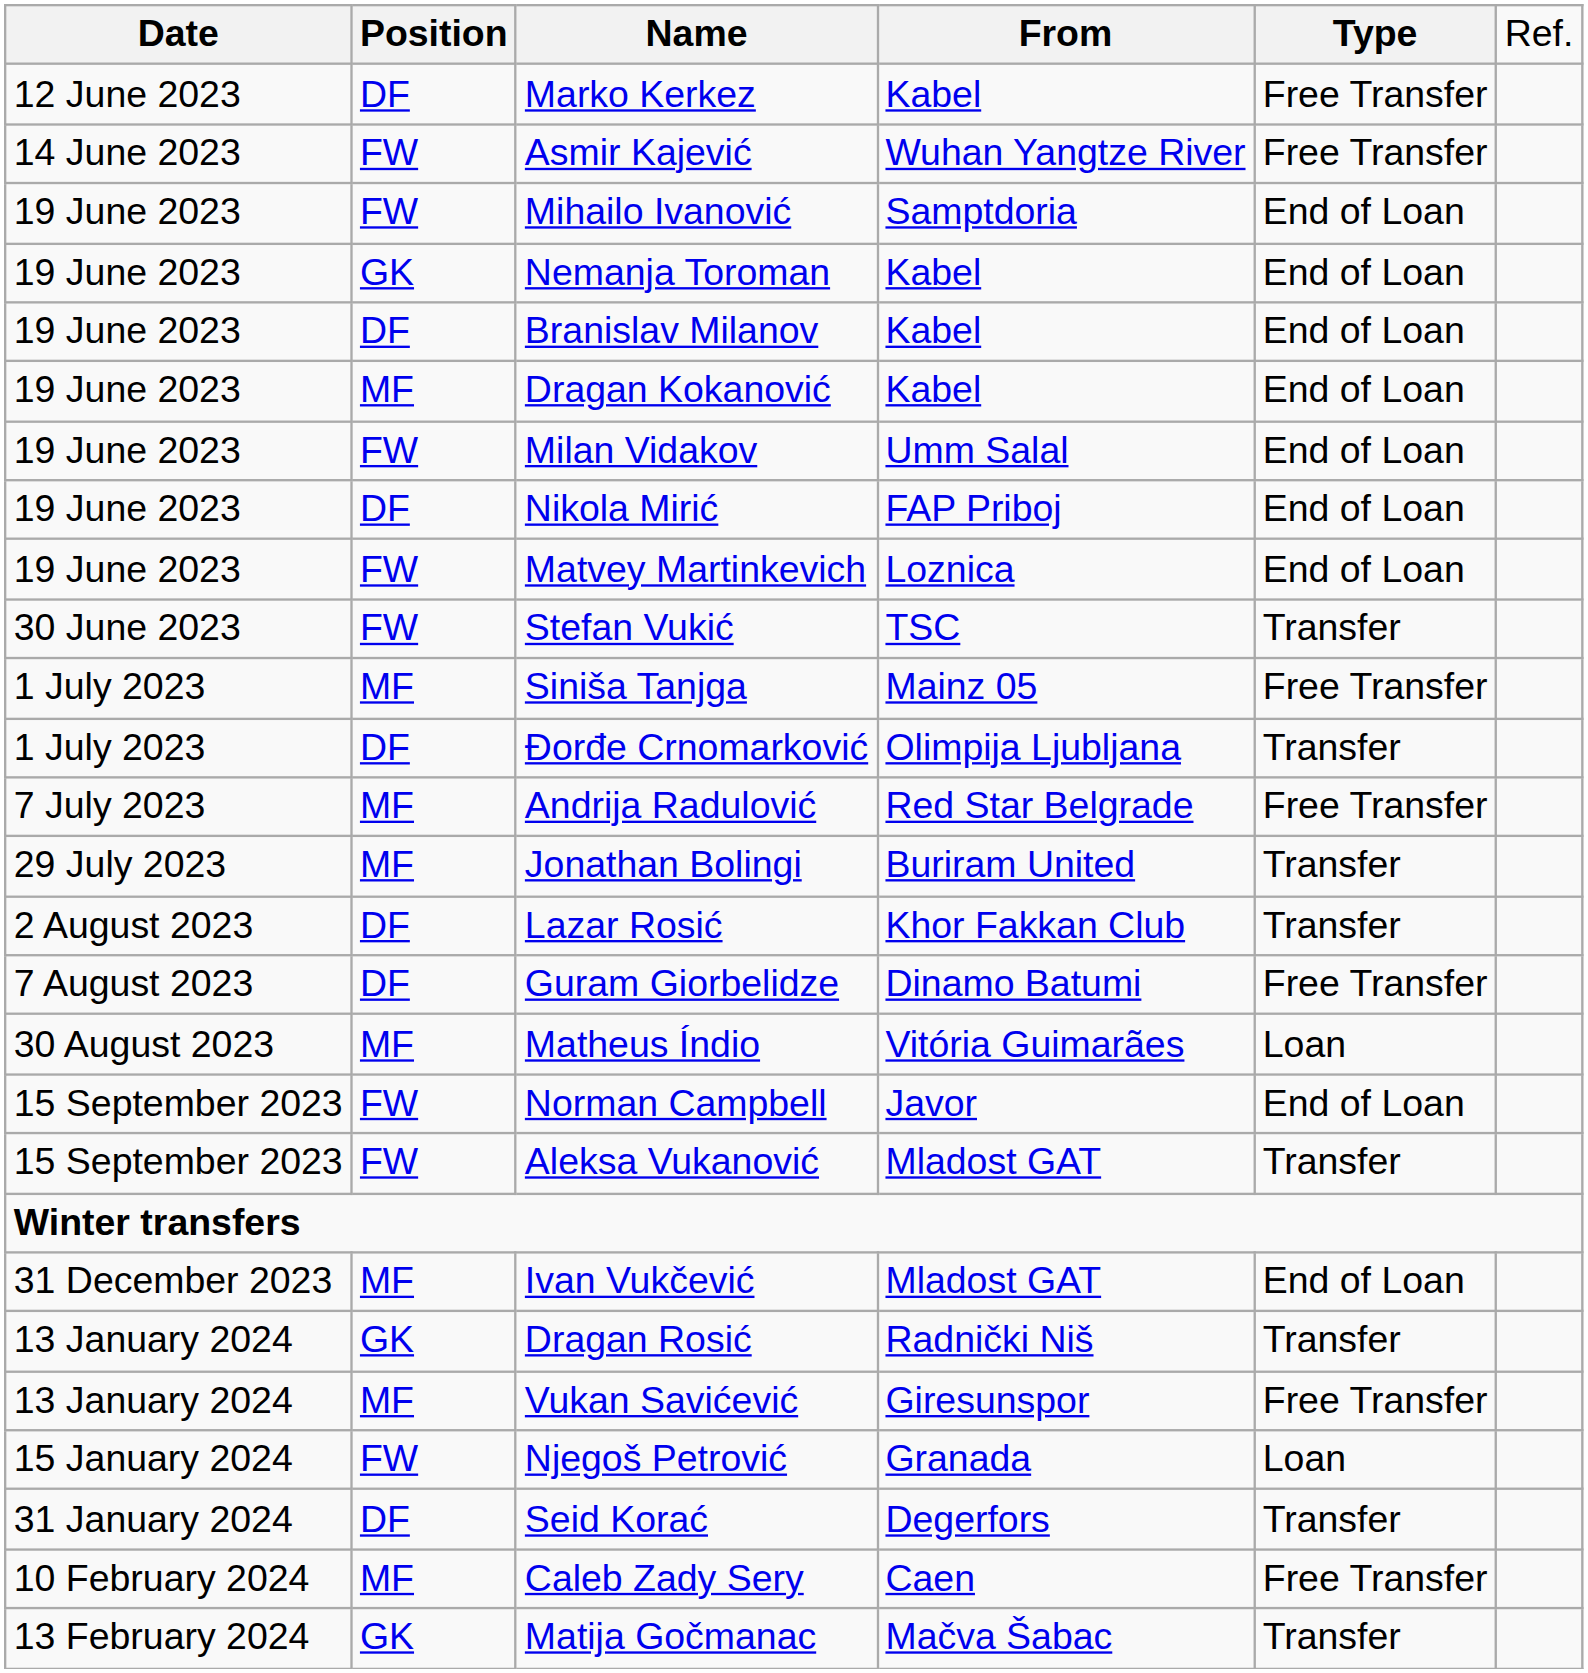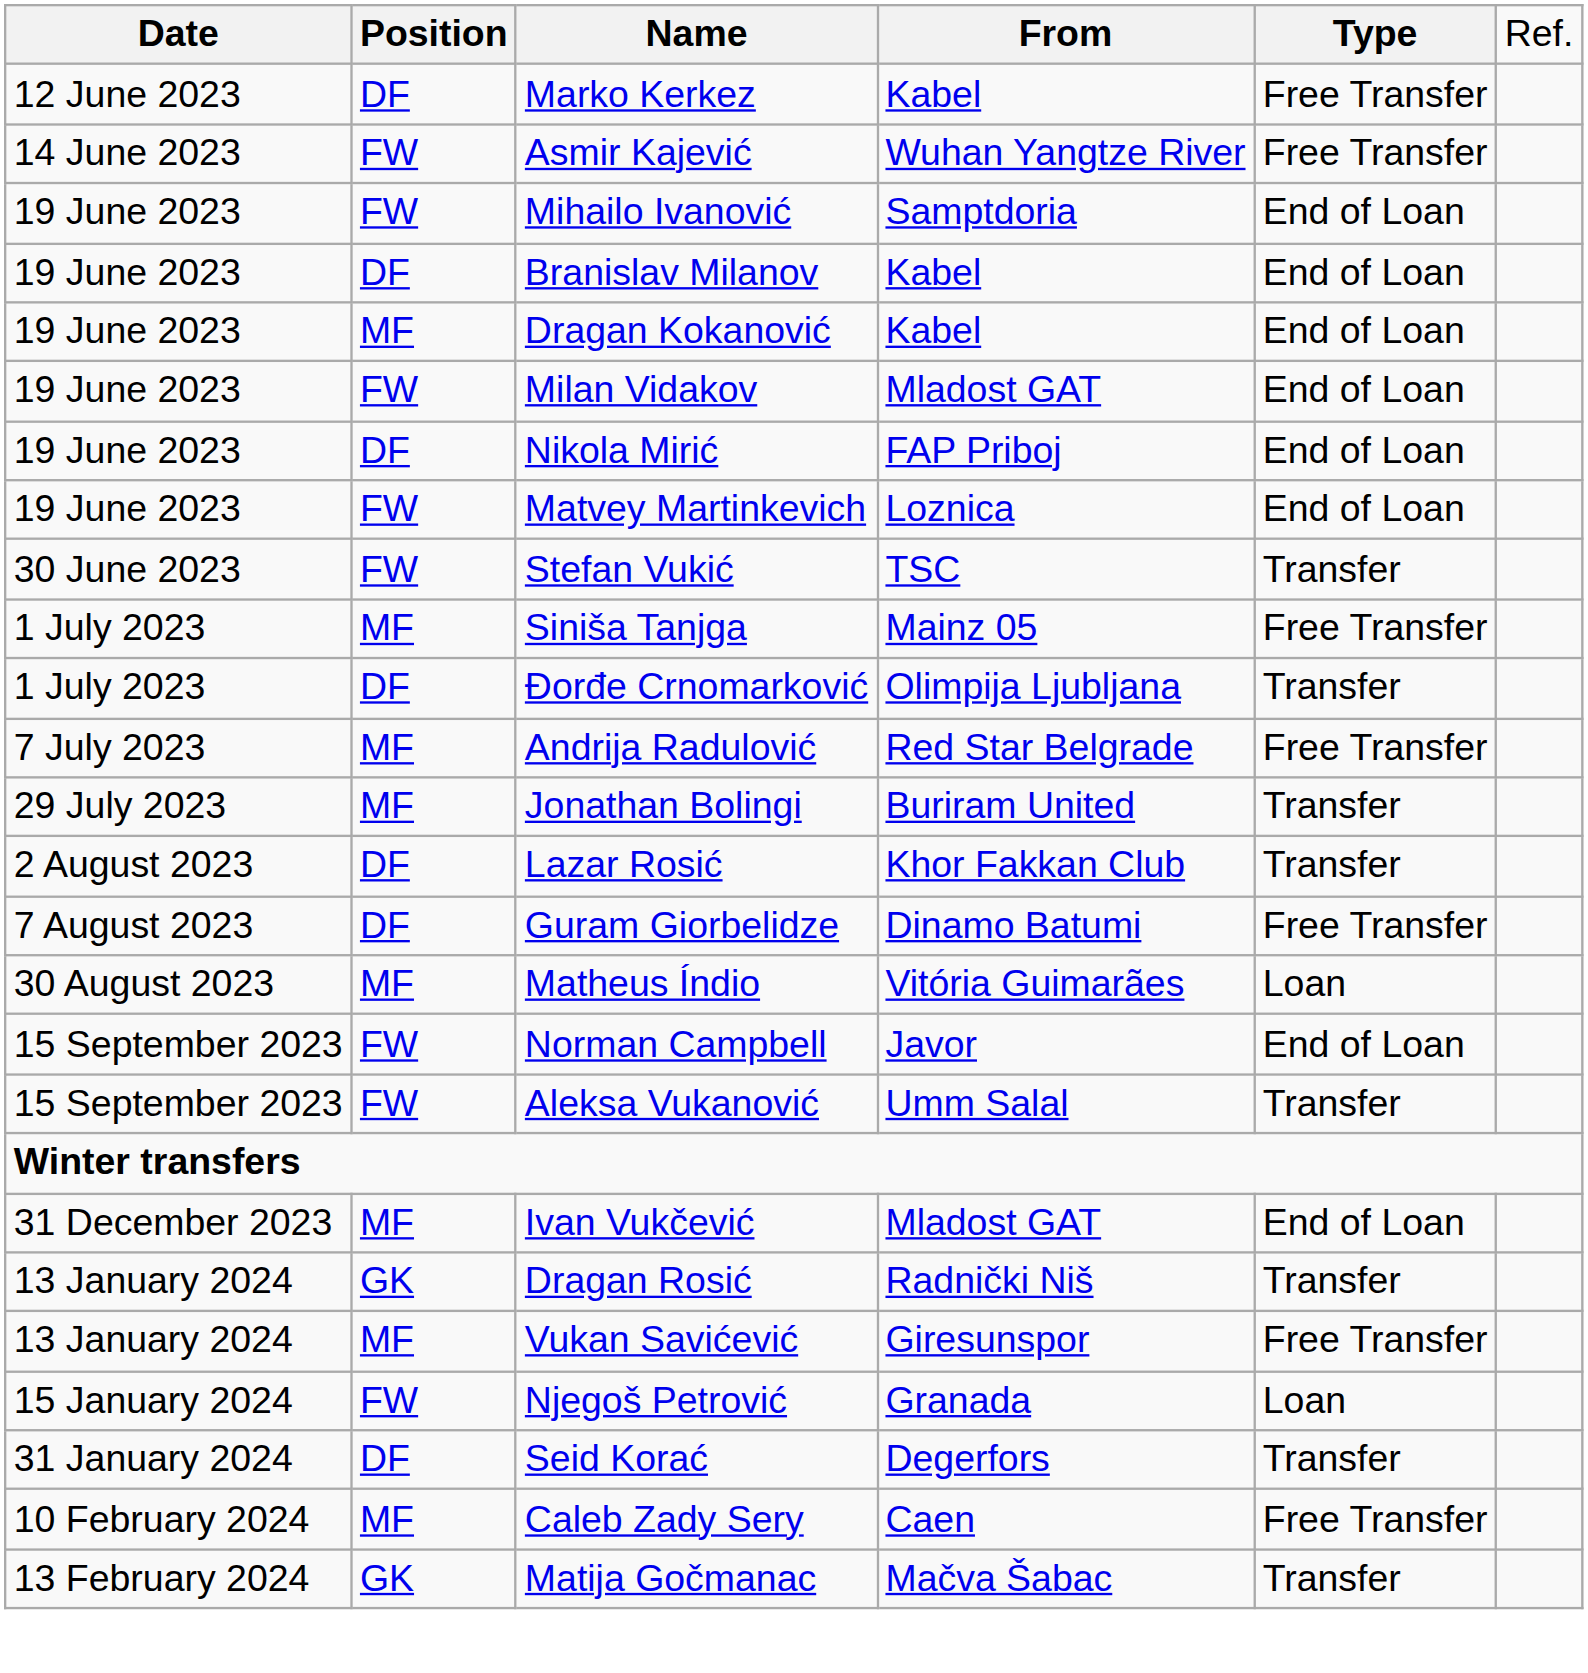- row: (677, 271)
(977, 449) Umm Salal -> (993, 390) Mladost GAT
(993, 1162) Mladost GAT -> (977, 1102) Umm Salal
